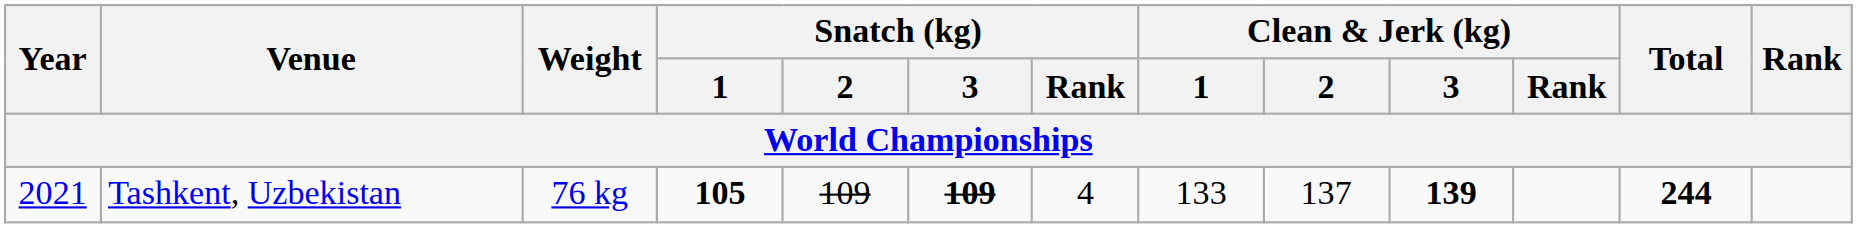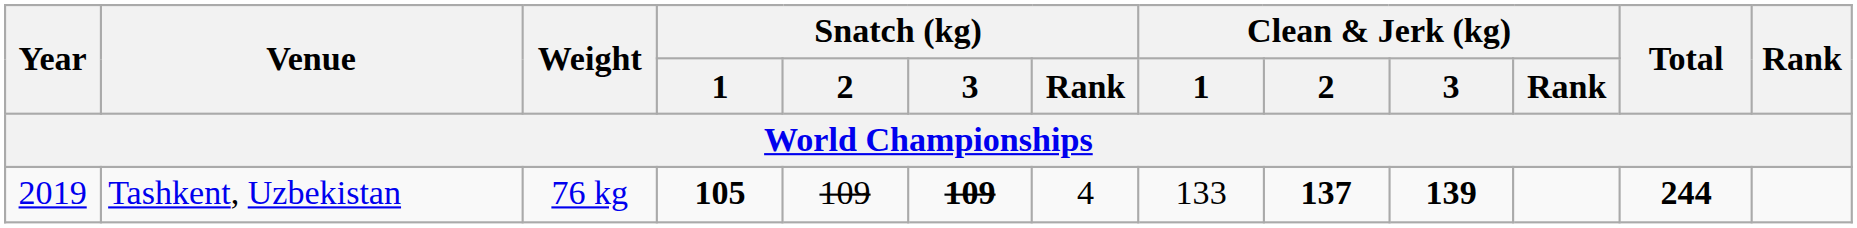(53, 193) 2021 -> (53, 193) 2019
(1326, 193) normal -> (1326, 193) bold
